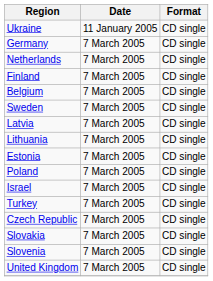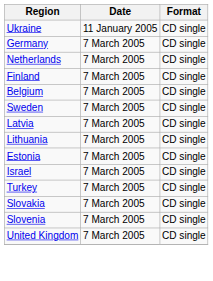- row: (22, 172)
- row: (42, 220)
